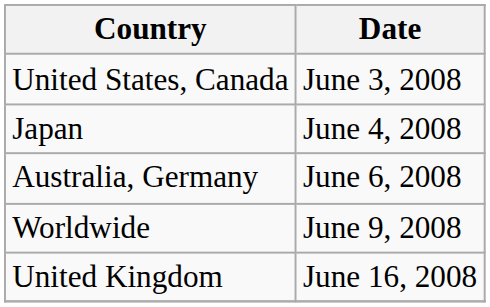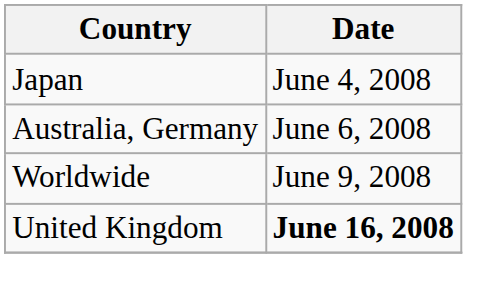- row: (150, 78)
(390, 276) normal -> (363, 227) bold
